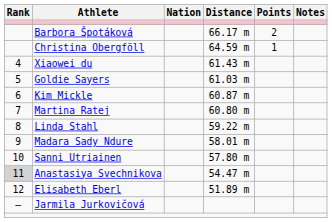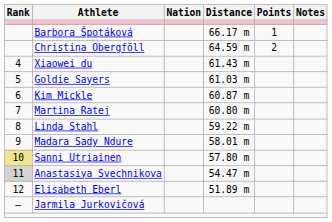(274, 32) 2 -> (274, 32) 1
(274, 48) 1 -> (274, 48) 2
(18, 158) no background -> (18, 158) khaki background
